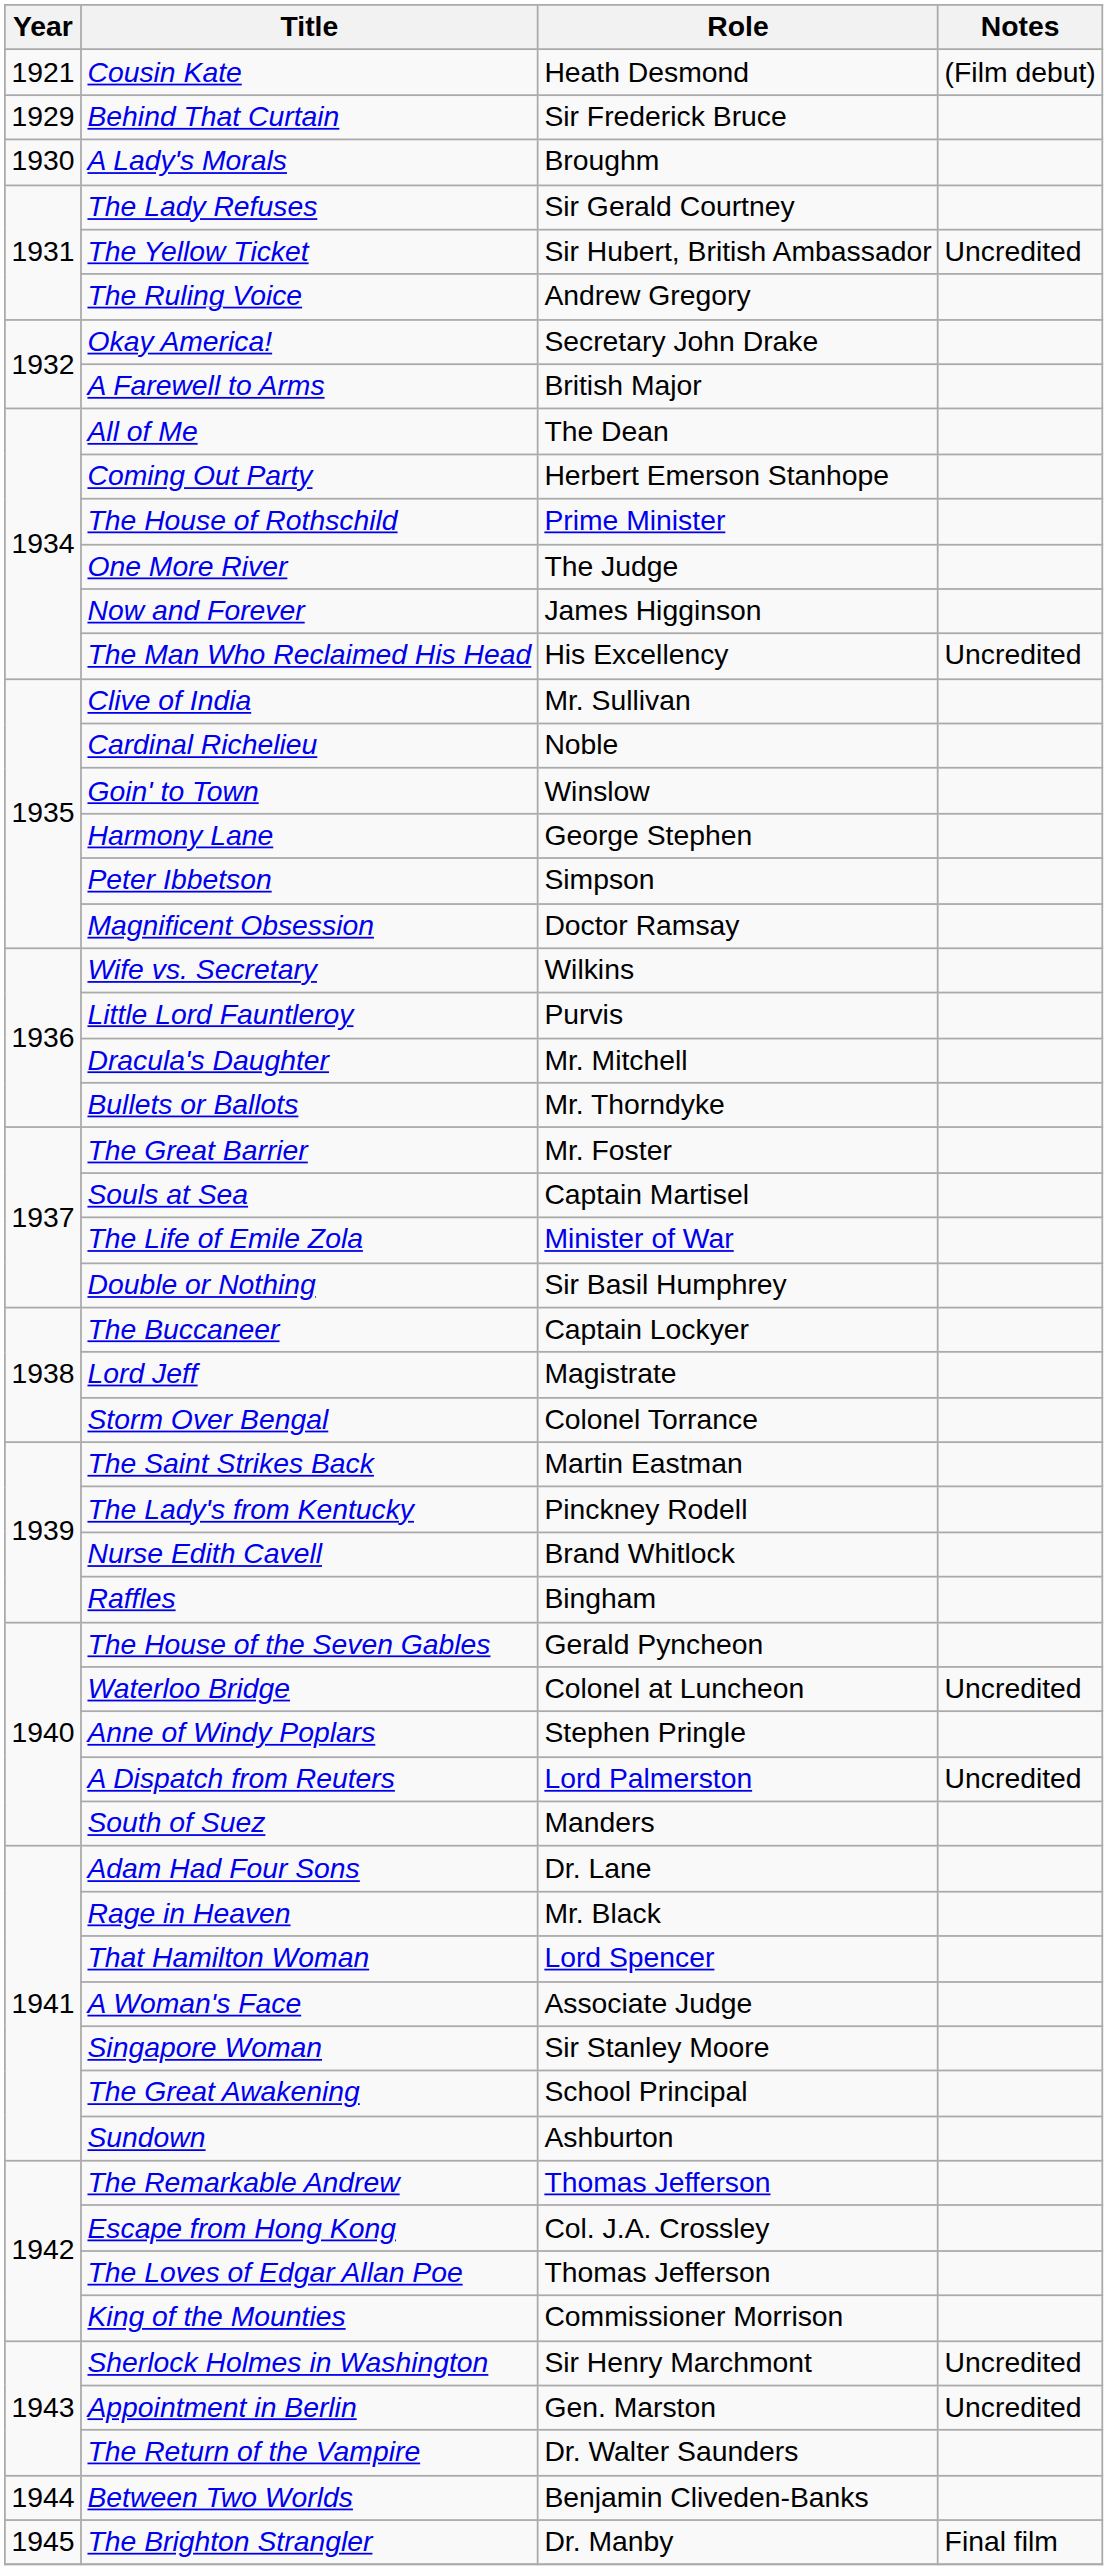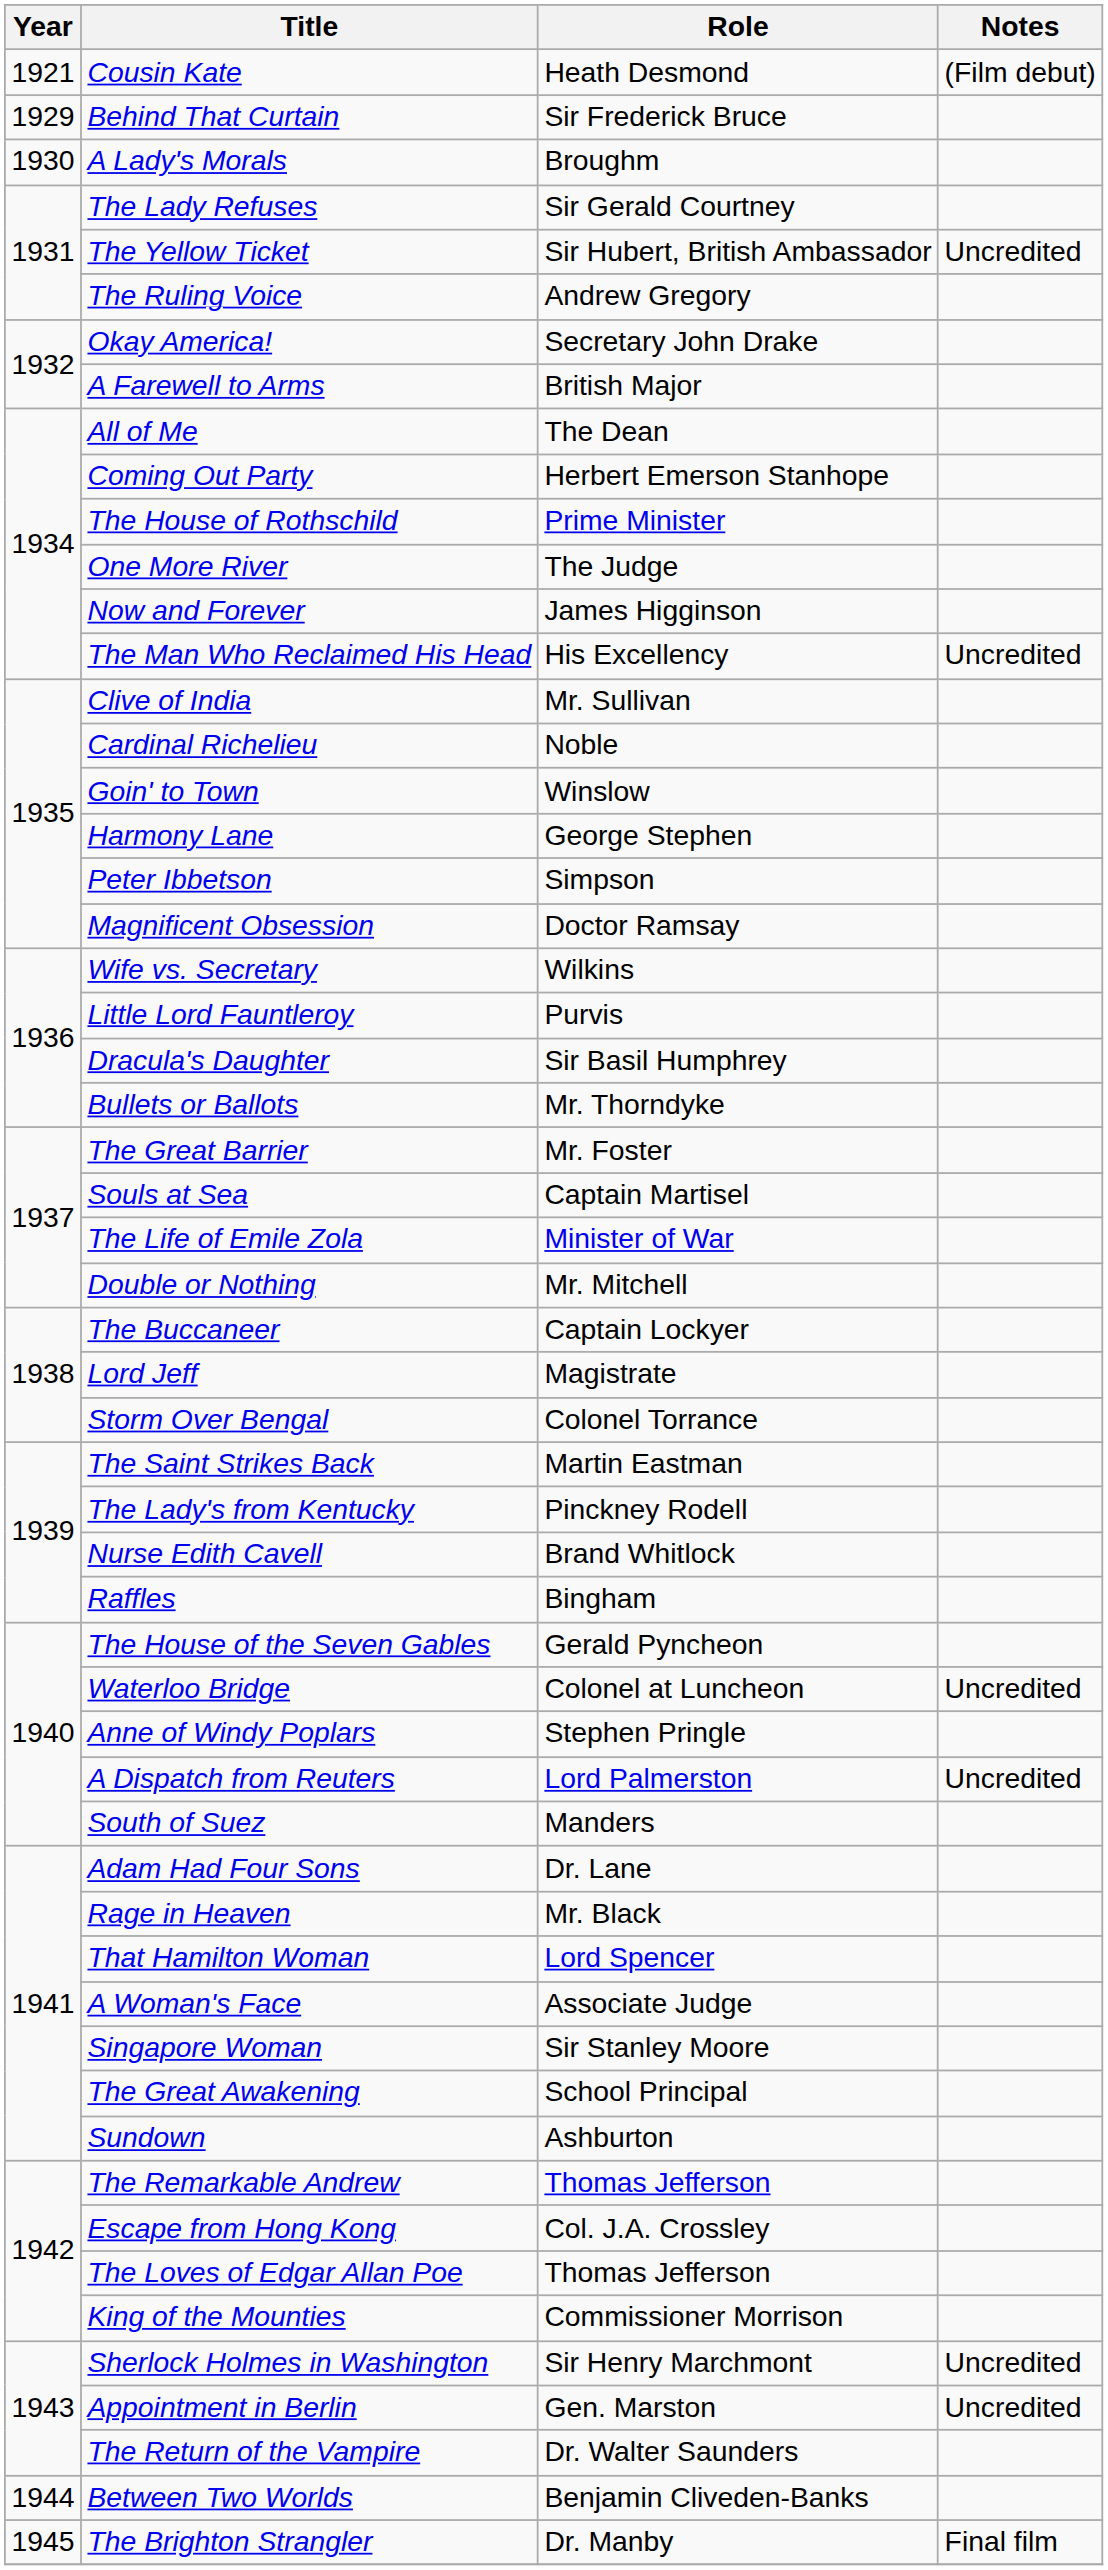(616, 1059) Mr. Mitchell -> (666, 1059) Sir Basil Humphrey
(666, 1284) Sir Basil Humphrey -> (616, 1284) Mr. Mitchell
